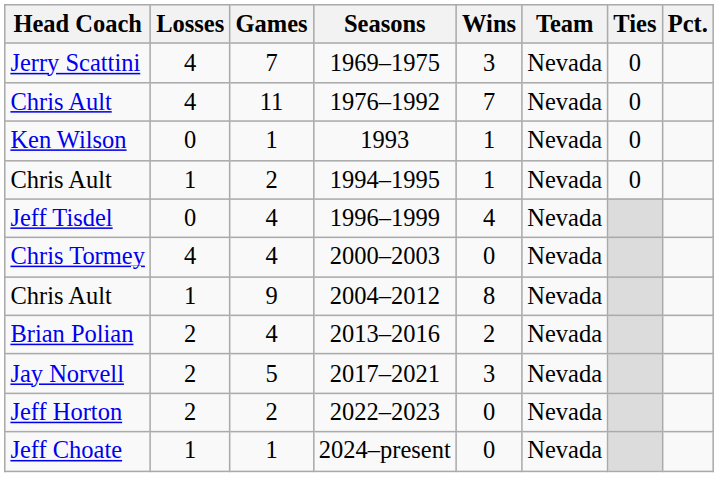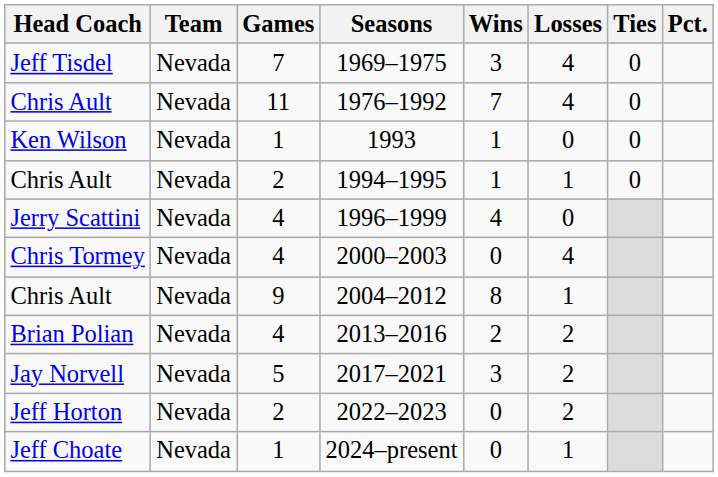columns swapped: (565, 23) <-> (190, 23)
(75, 62) Jerry Scattini -> (62, 62) Jeff Tisdel
(62, 218) Jeff Tisdel -> (75, 218) Jerry Scattini
